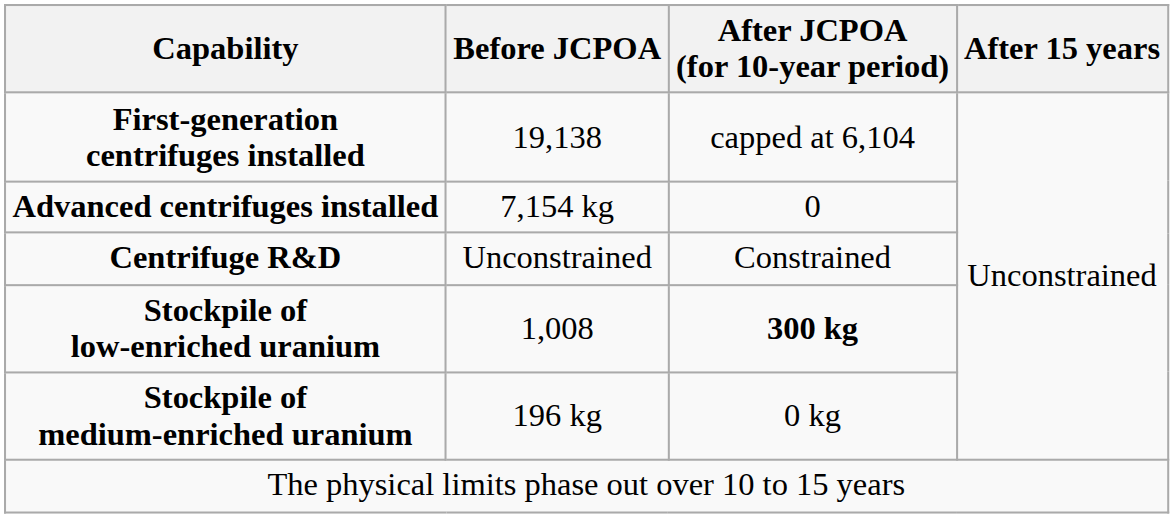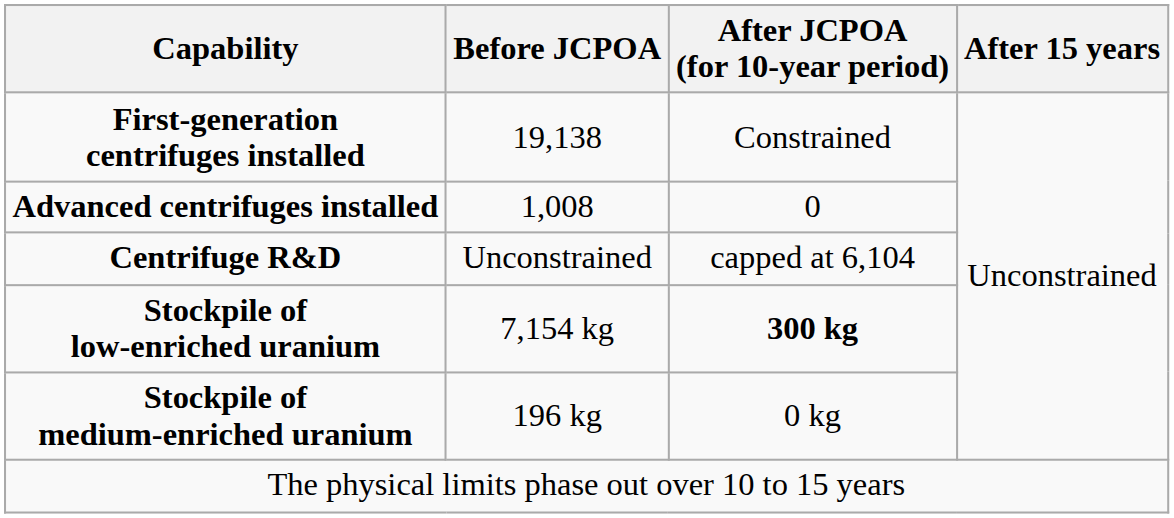(813, 136) capped at 6,104 -> (813, 136) Constrained
(557, 206) 7,154 kg -> (557, 206) 1,008
(813, 257) Constrained -> (813, 257) capped at 6,104
(557, 327) 1,008 -> (557, 327) 7,154 kg
